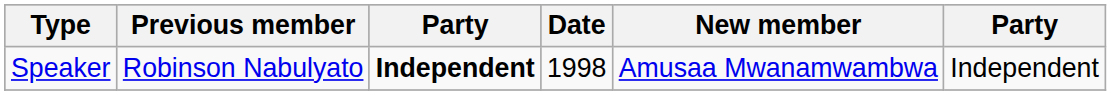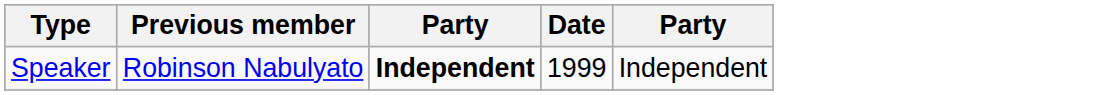- column: (778, 25)
(577, 68) 1998 -> (577, 68) 1999
